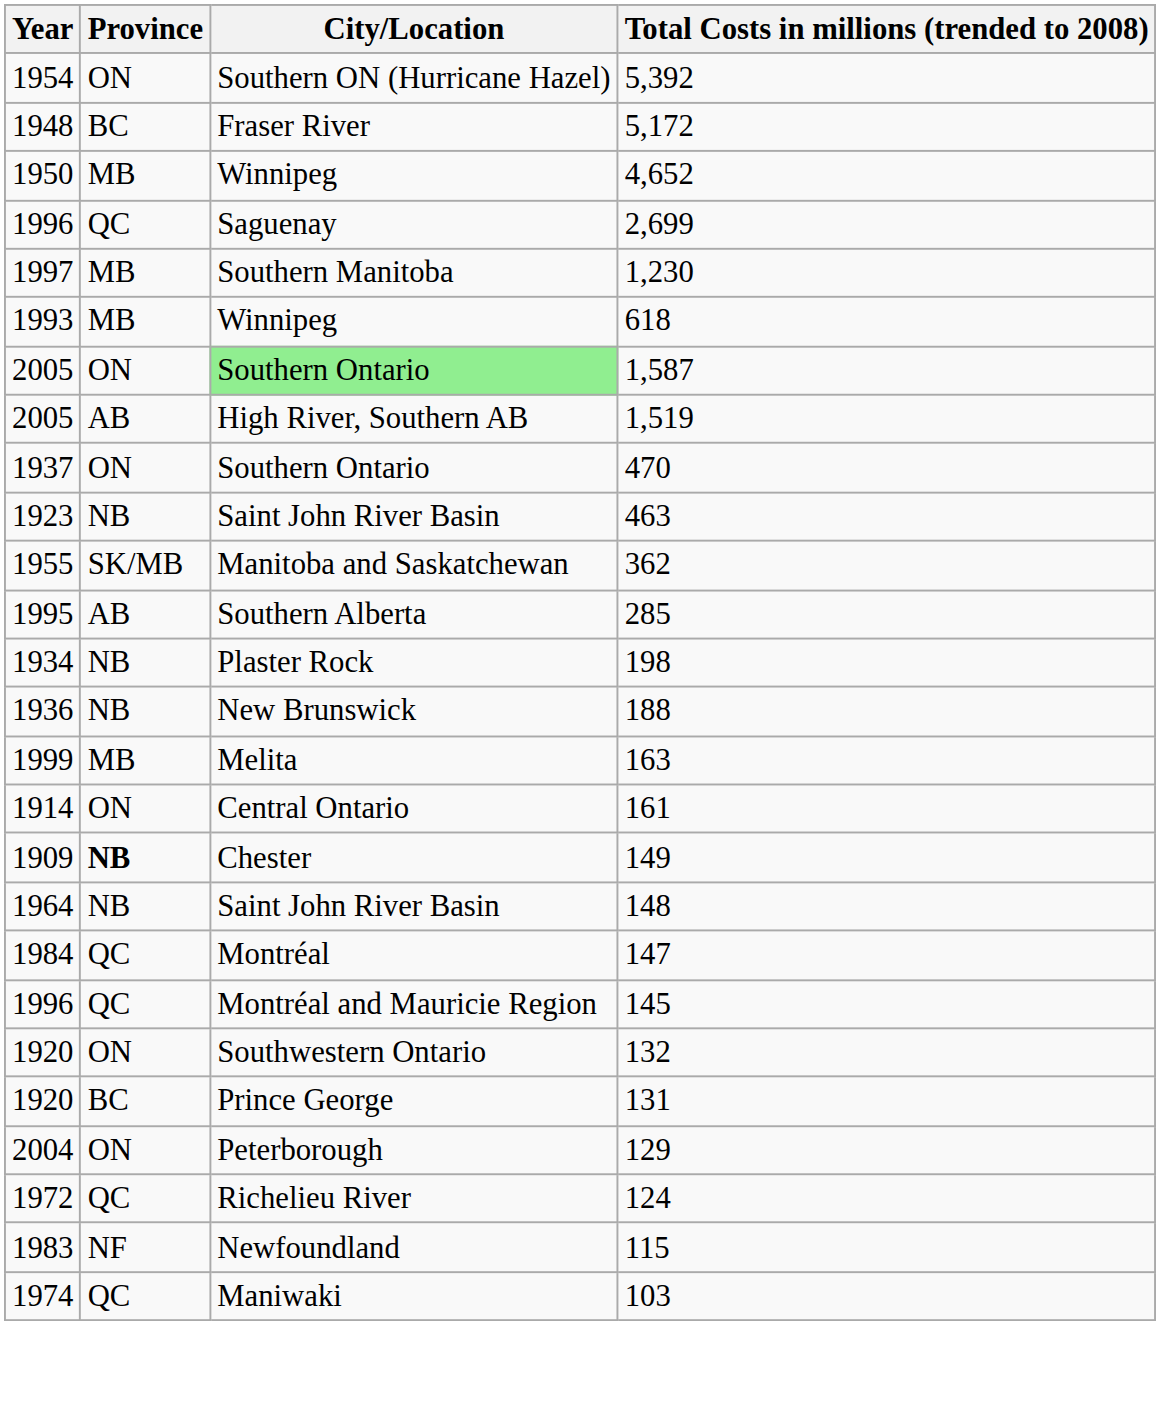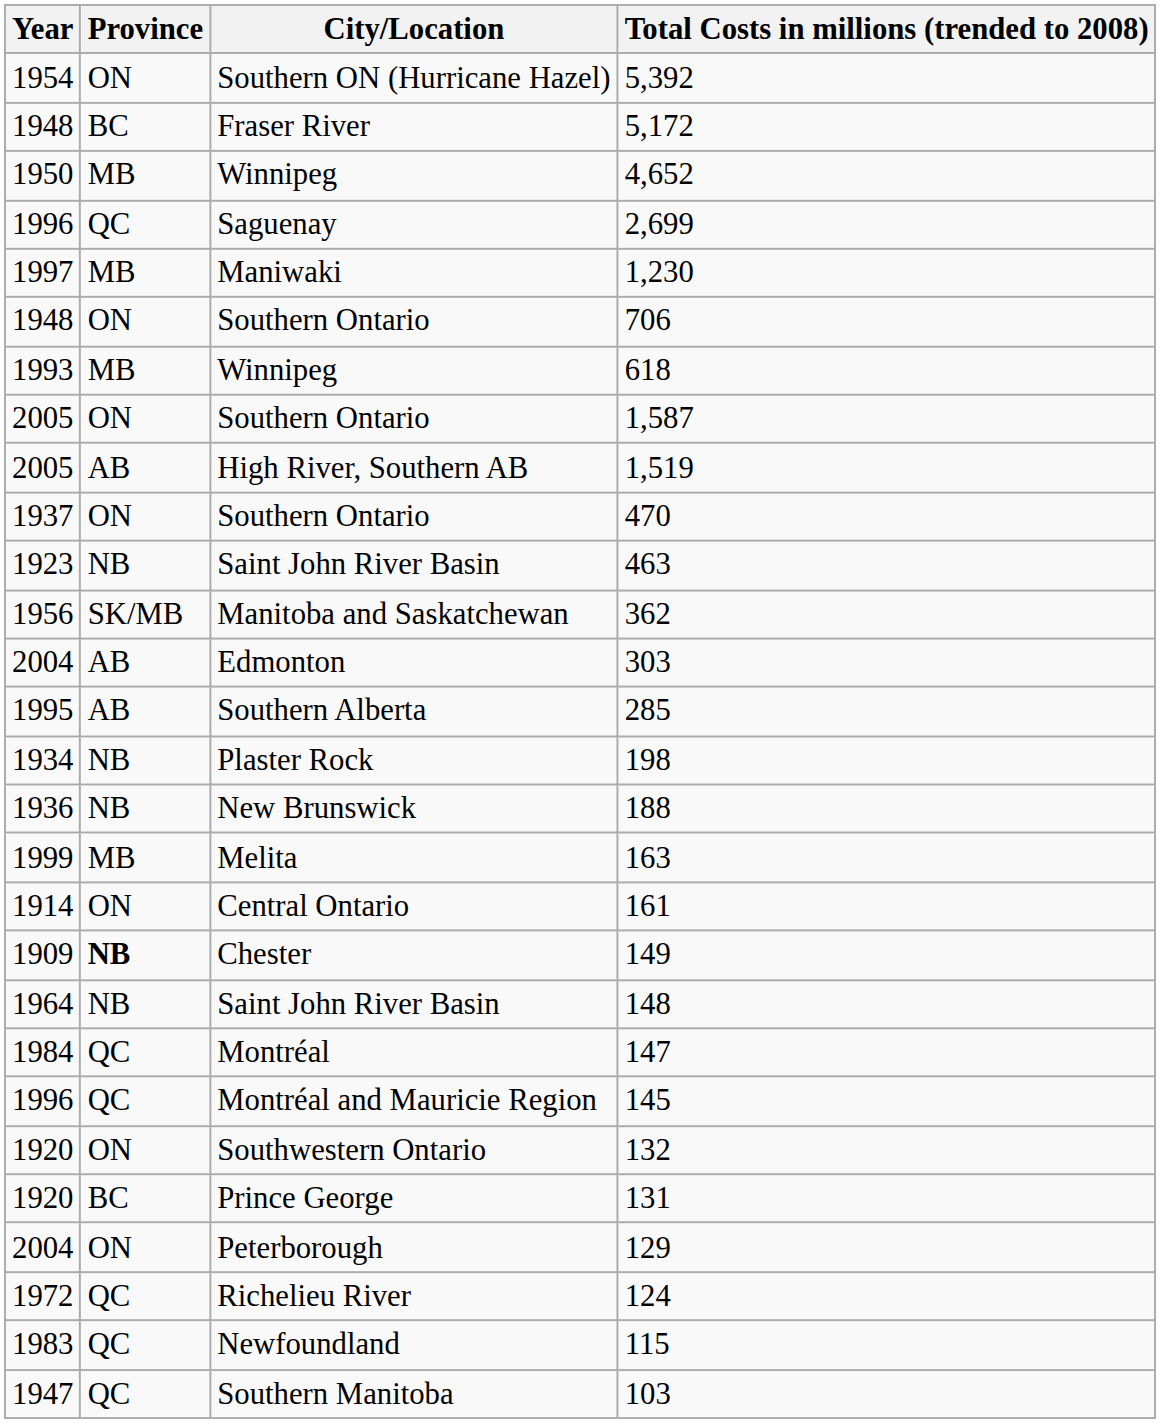(335, 272) Southern Manitoba -> (280, 272) Maniwaki
+ row: (648, 321)
(323, 369) lightgreen background -> (323, 418) no background
(43, 564) 1955 -> (43, 613) 1956
+ row: (648, 662)
(107, 1246) NF -> (109, 1344) QC
(43, 1295) 1974 -> (43, 1393) 1947
(280, 1295) Maniwaki -> (335, 1393) Southern Manitoba
